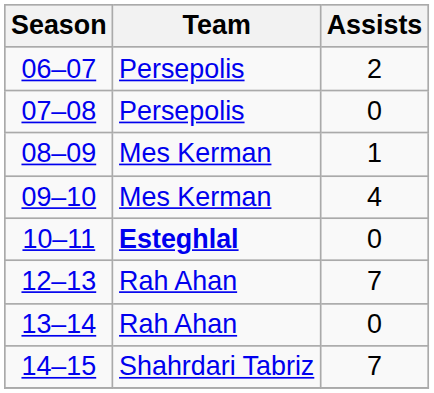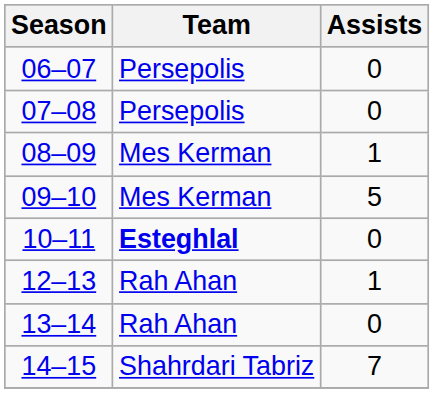(374, 68) 2 -> (374, 68) 0
(374, 196) 4 -> (374, 196) 5
(374, 281) 7 -> (374, 281) 1
